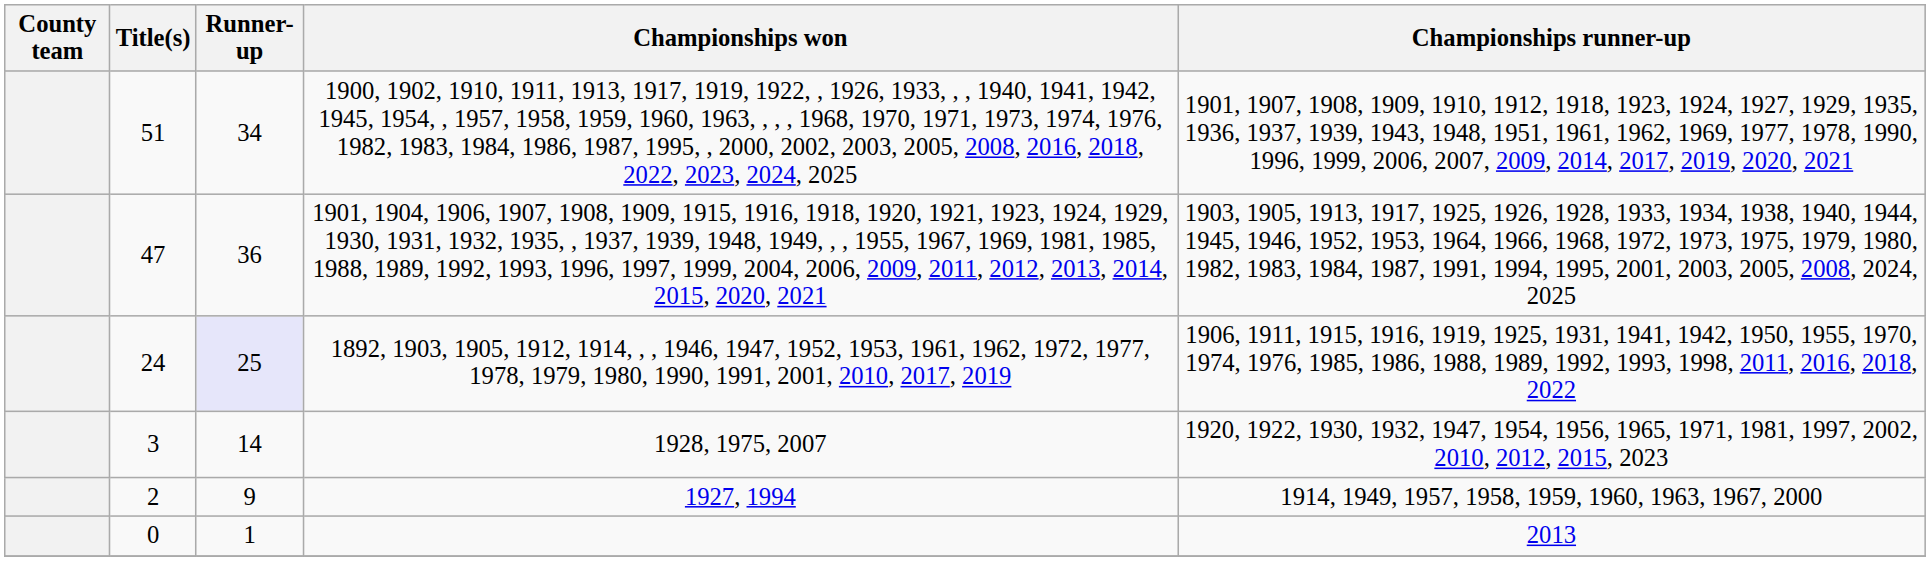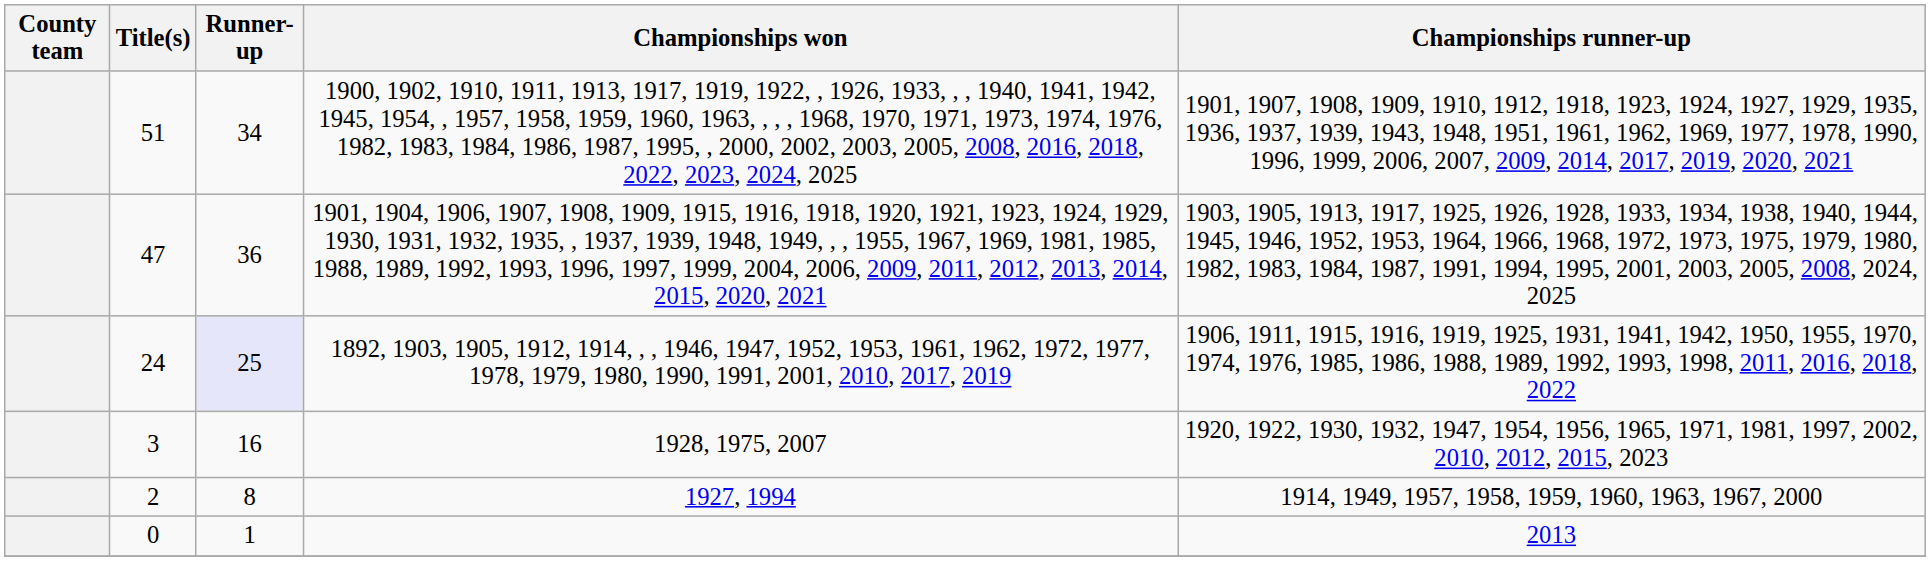(250, 443) 14 -> (250, 443) 16
(250, 496) 9 -> (250, 496) 8
